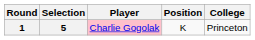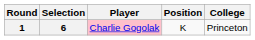(63, 28) 5 -> (63, 28) 6
